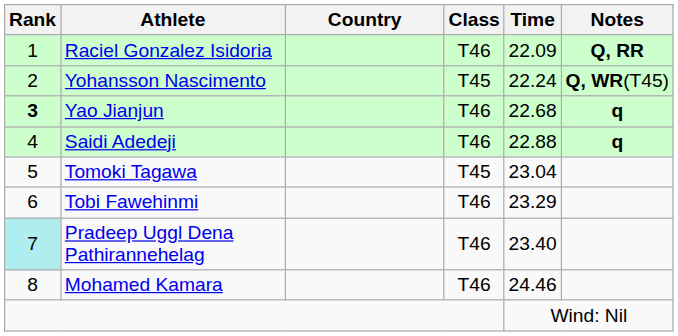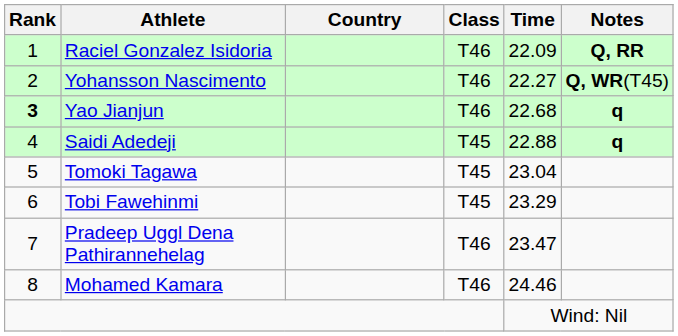(474, 80) T45 -> (474, 80) T46
(533, 80) 22.24 -> (533, 80) 22.27
(474, 141) T46 -> (474, 141) T45
(474, 202) T46 -> (474, 202) T45
(32, 243) paleturquoise background -> (32, 243) no background
(533, 243) 23.40 -> (533, 243) 23.47
